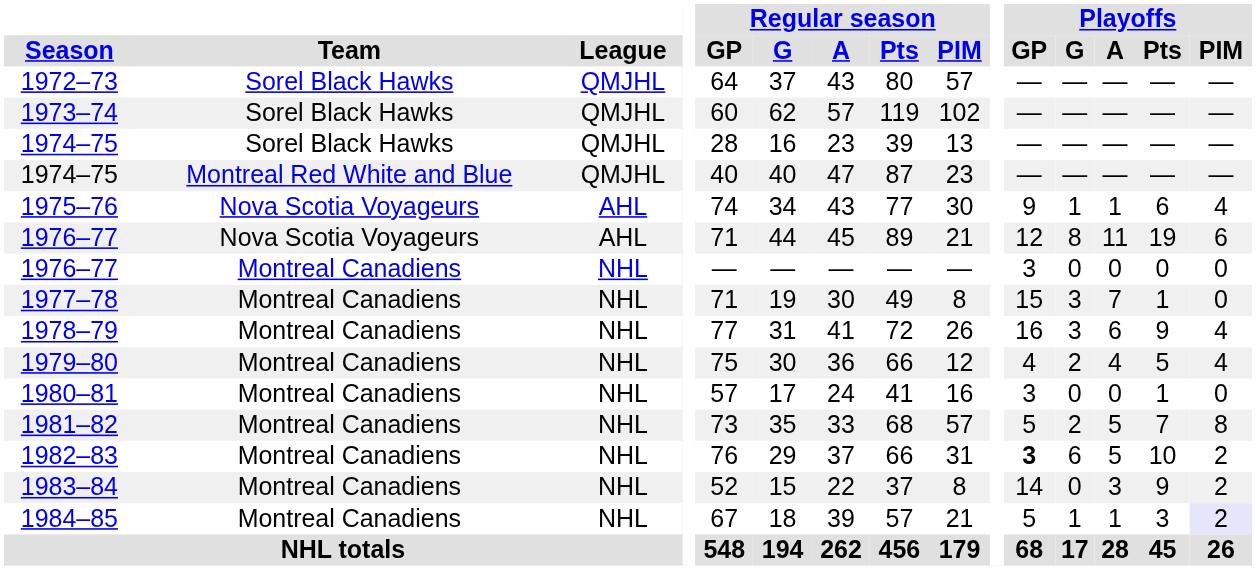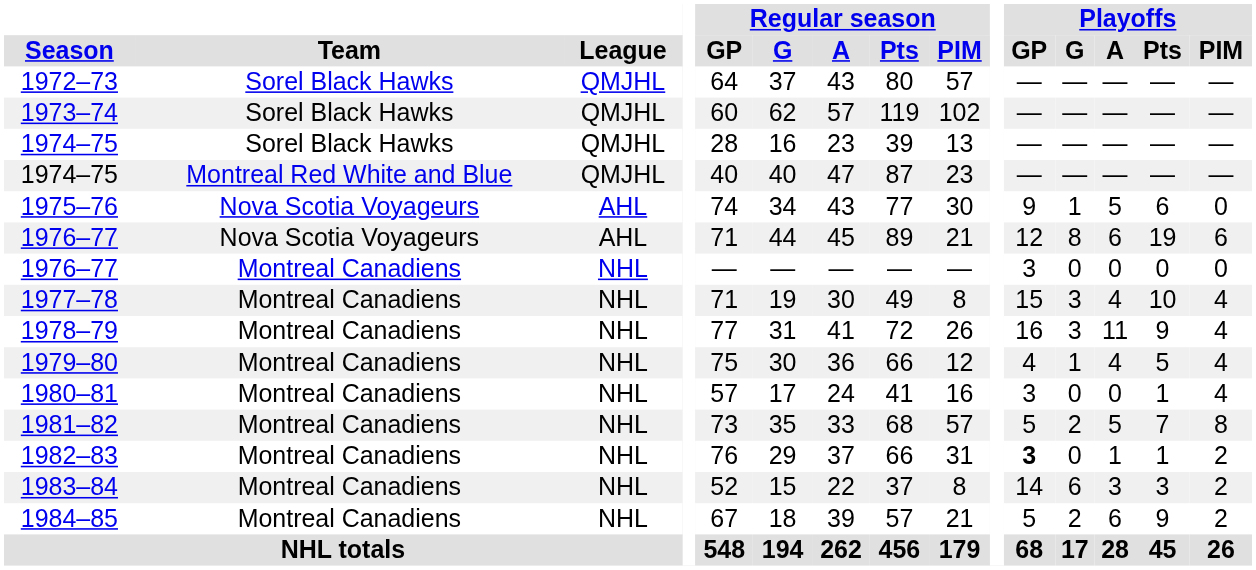(1115, 206) 1 -> (1115, 206) 5
(1221, 206) 4 -> (1221, 206) 0
(1115, 237) 11 -> (1115, 237) 6
(1115, 300) 7 -> (1115, 300) 4
(1163, 300) 1 -> (1163, 300) 10
(1221, 300) 0 -> (1221, 300) 4
(1115, 331) 6 -> (1115, 331) 11
(1075, 362) 2 -> (1075, 362) 1
(1221, 393) 0 -> (1221, 393) 4
(1075, 456) 6 -> (1075, 456) 0
(1115, 456) 5 -> (1115, 456) 1
(1163, 456) 10 -> (1163, 456) 1
(1075, 487) 0 -> (1075, 487) 6
(1163, 487) 9 -> (1163, 487) 3
(1075, 518) 1 -> (1075, 518) 2
(1115, 518) 1 -> (1115, 518) 6
(1163, 518) 3 -> (1163, 518) 9
(1221, 518) lavender background -> (1221, 518) no background
